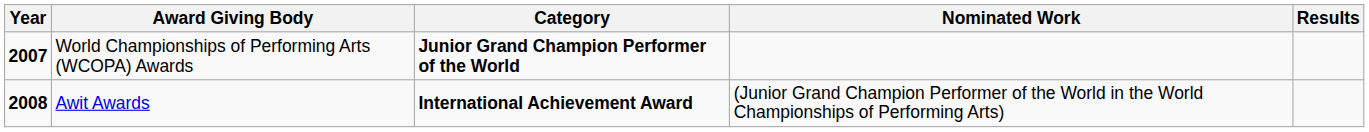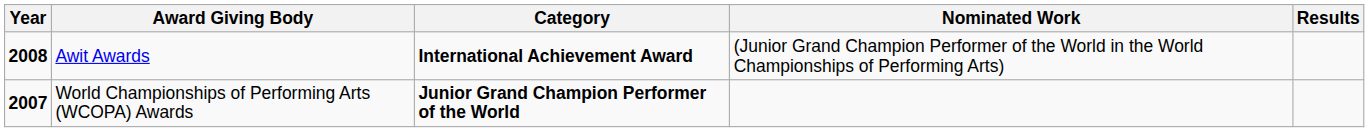rows swapped: (213, 55) <-> (103, 103)
